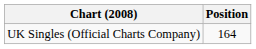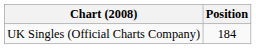(227, 33) 164 -> (227, 33) 184
